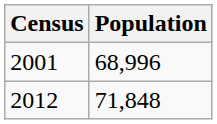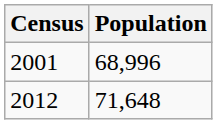(128, 99) 71,848 -> (128, 99) 71,648
